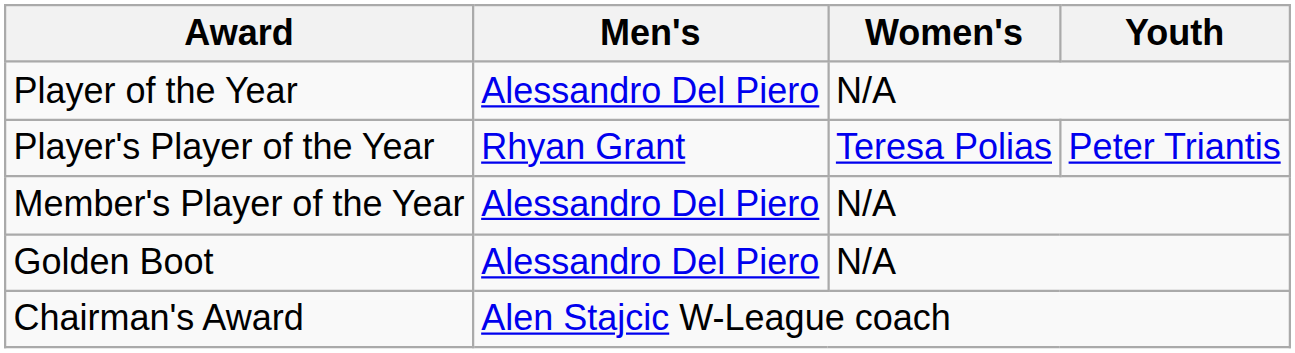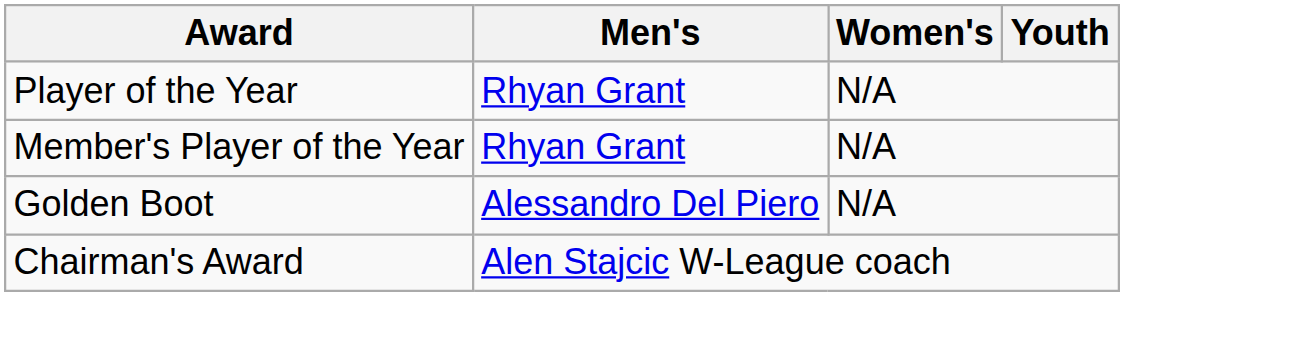(650, 90) Alessandro Del Piero -> (583, 90) Rhyan Grant
- row: (224, 147)
(650, 204) Alessandro Del Piero -> (583, 147) Rhyan Grant
